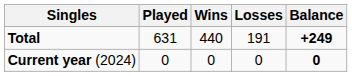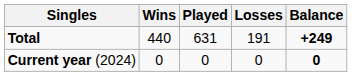columns swapped: (165, 15) <-> (211, 15)
